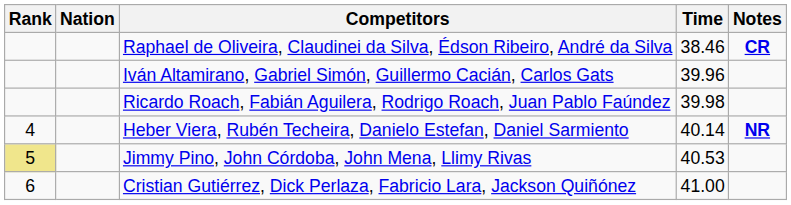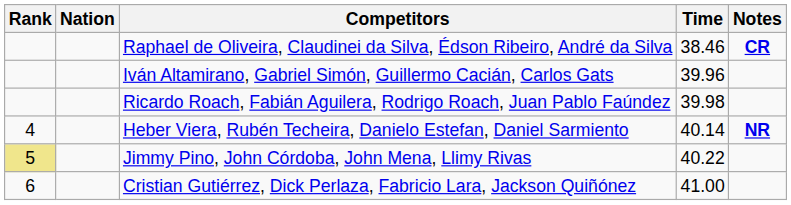(703, 158) 40.53 -> (703, 158) 40.22
